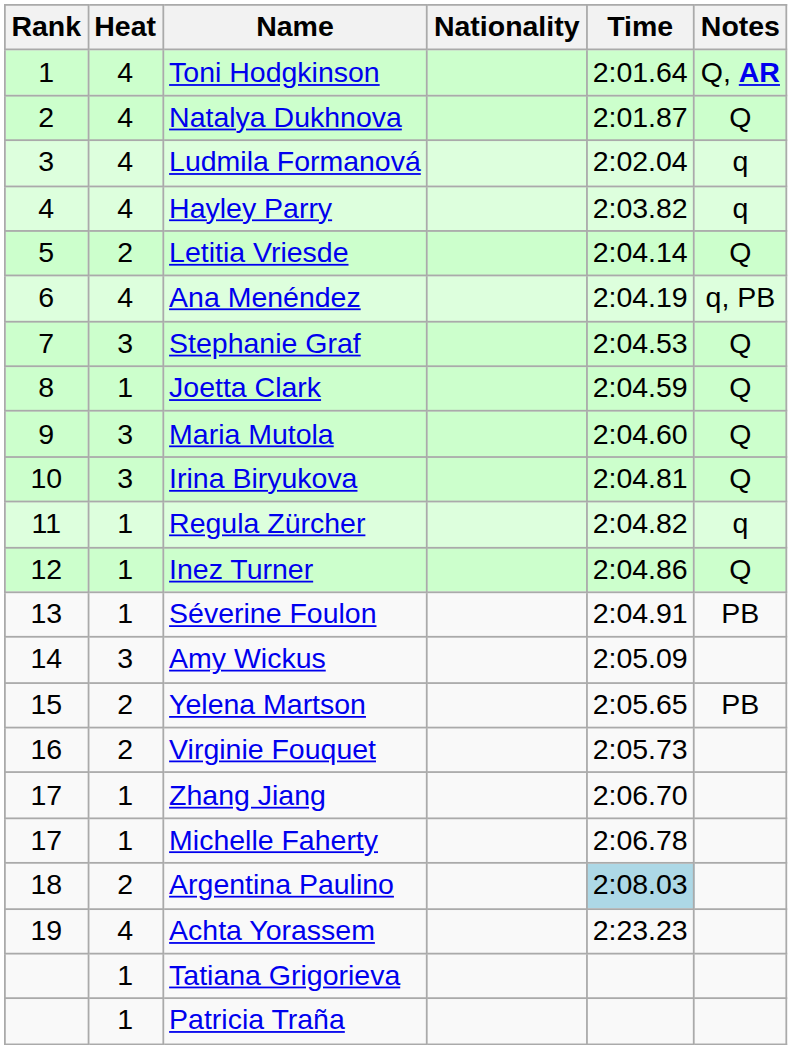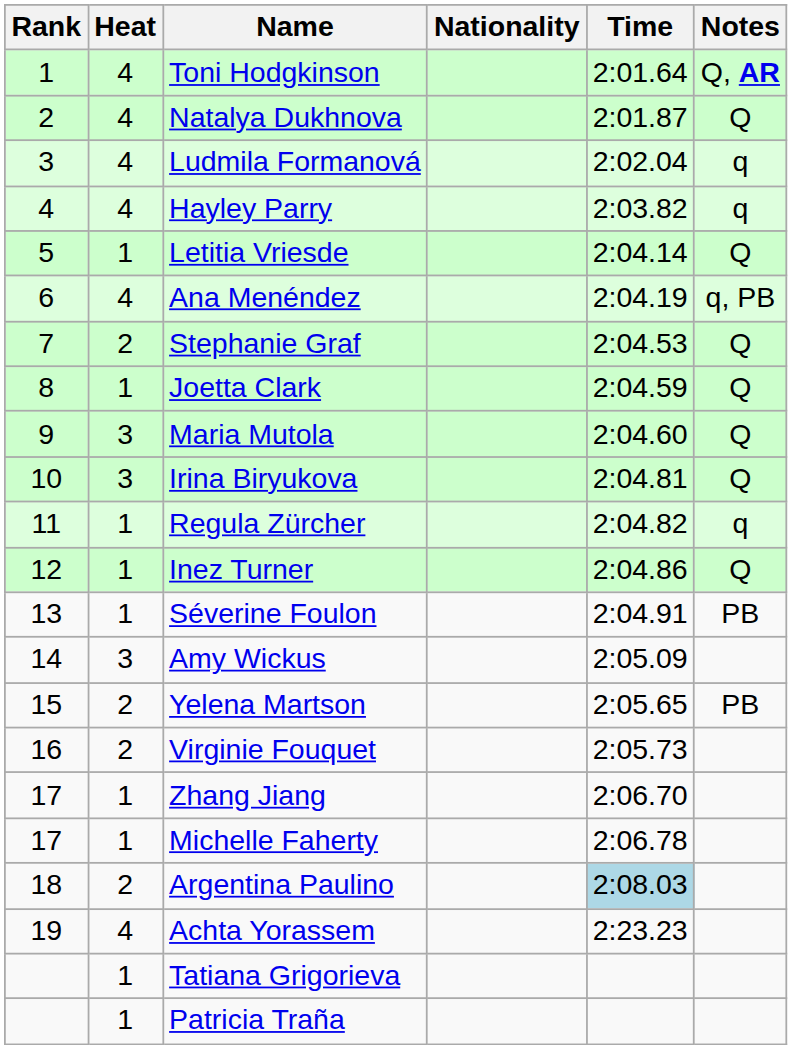(125, 252) 2 -> (125, 252) 1
(125, 343) 3 -> (125, 343) 2
